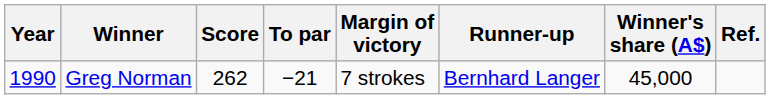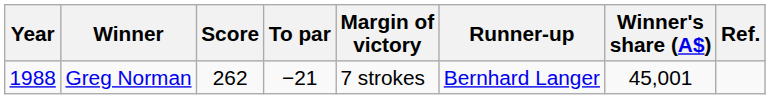(33, 78) 1990 -> (33, 78) 1988
(661, 78) 45,000 -> (661, 78) 45,001
